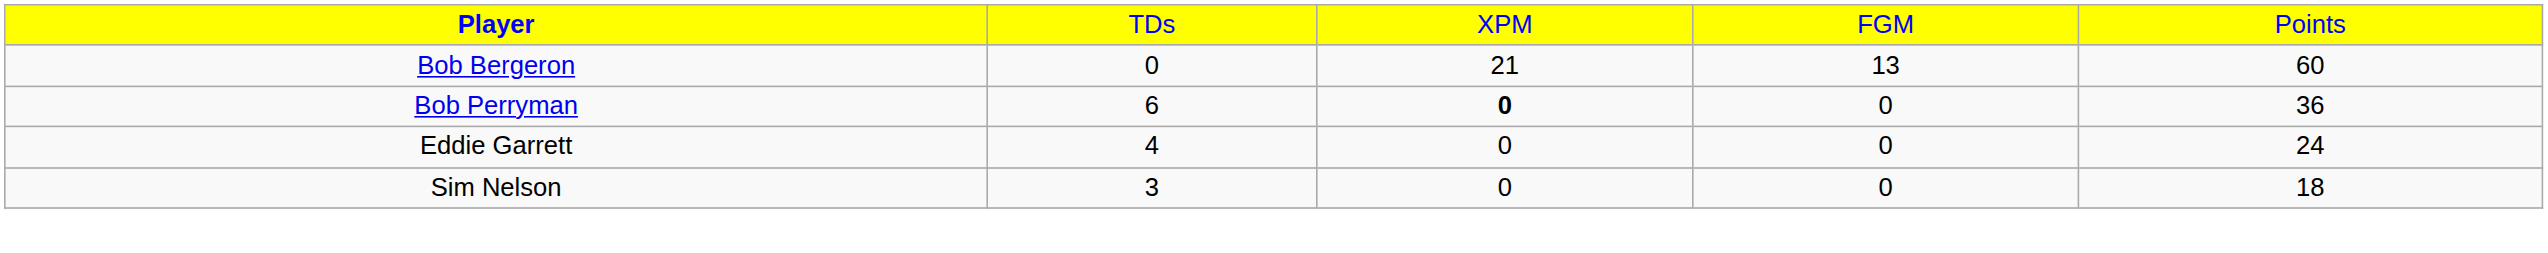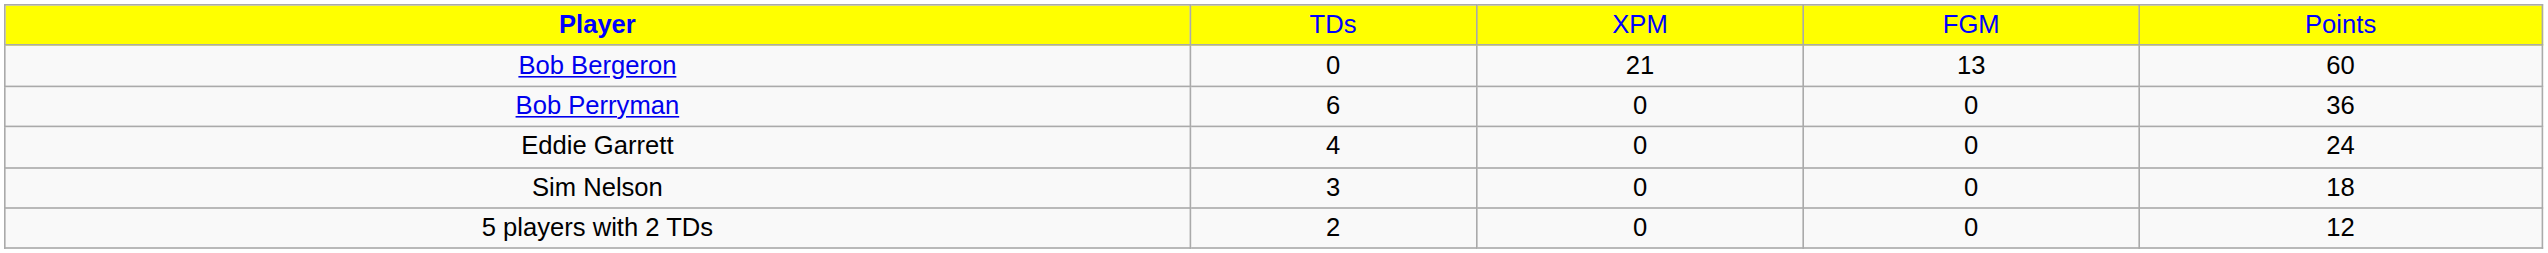(1505, 106) bold -> (1640, 106) normal
+ row: (597, 227)
